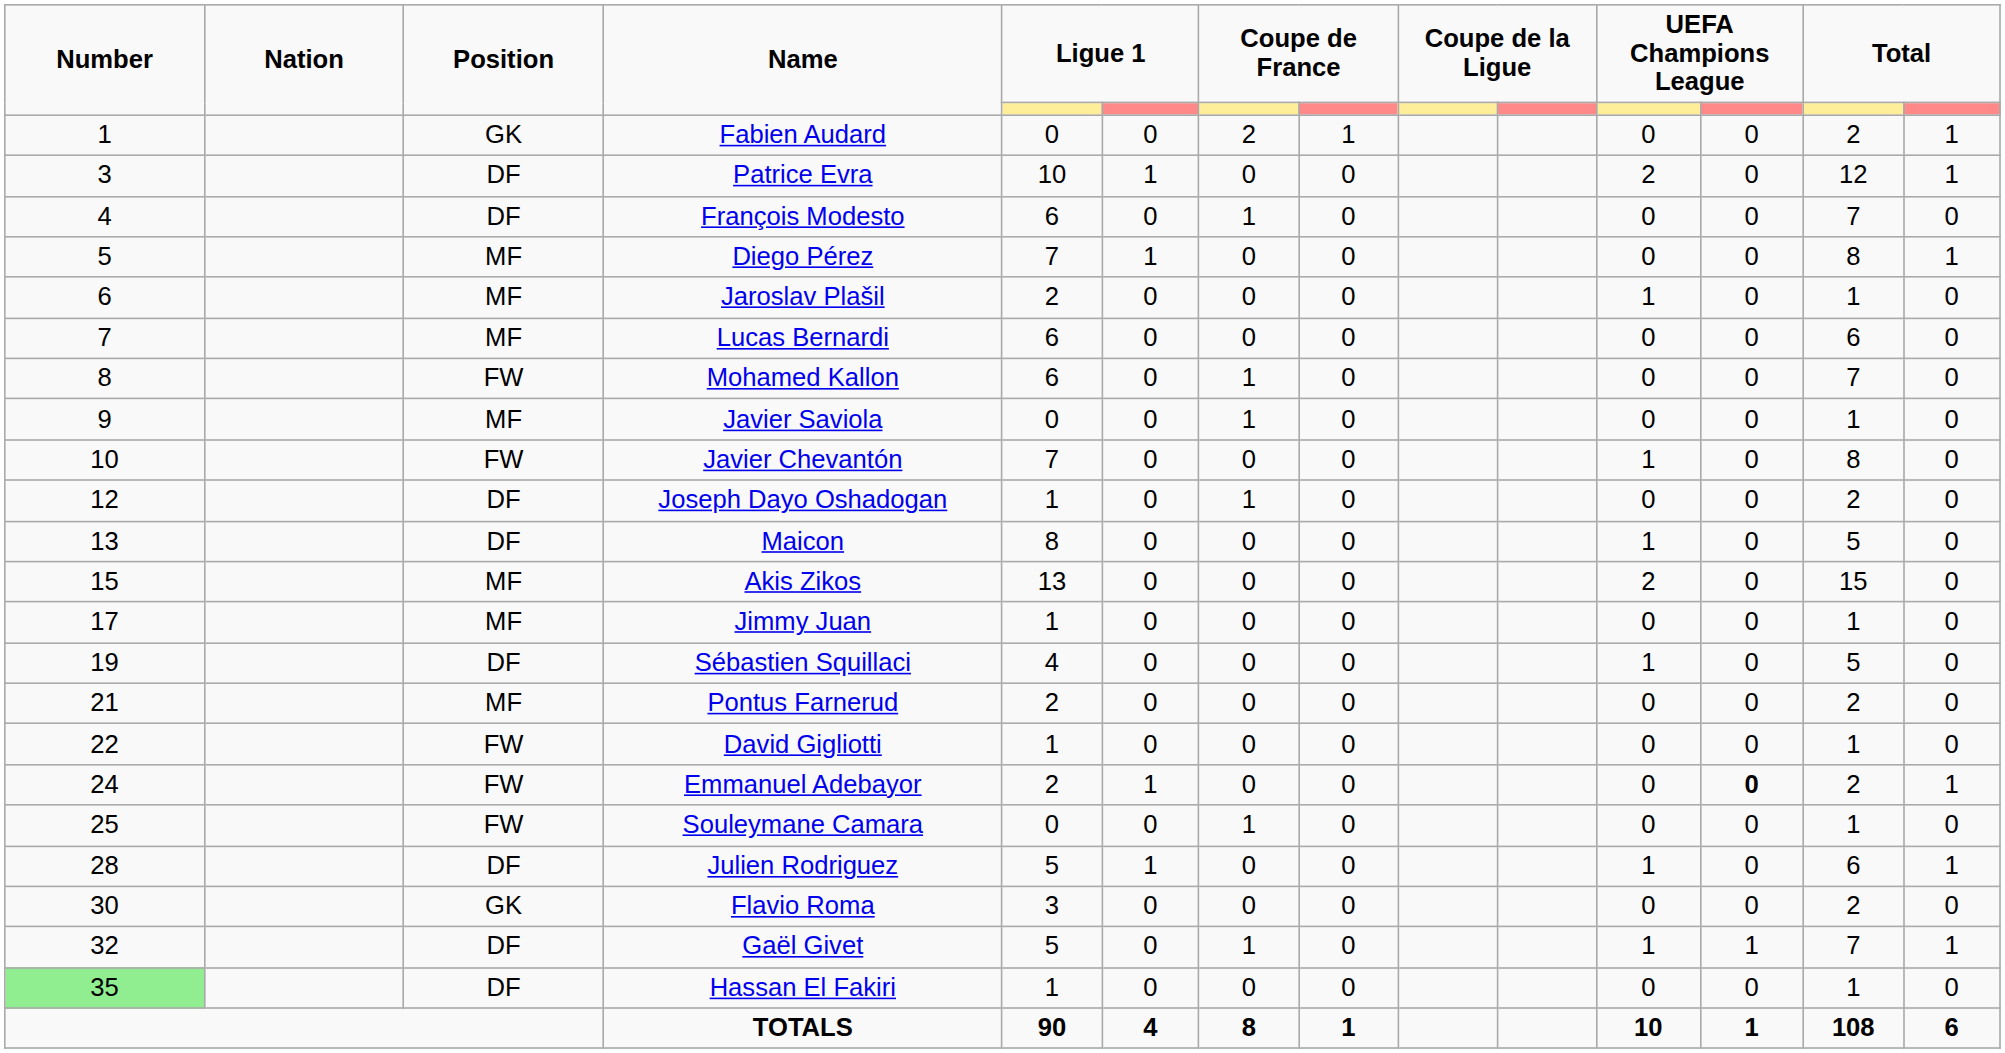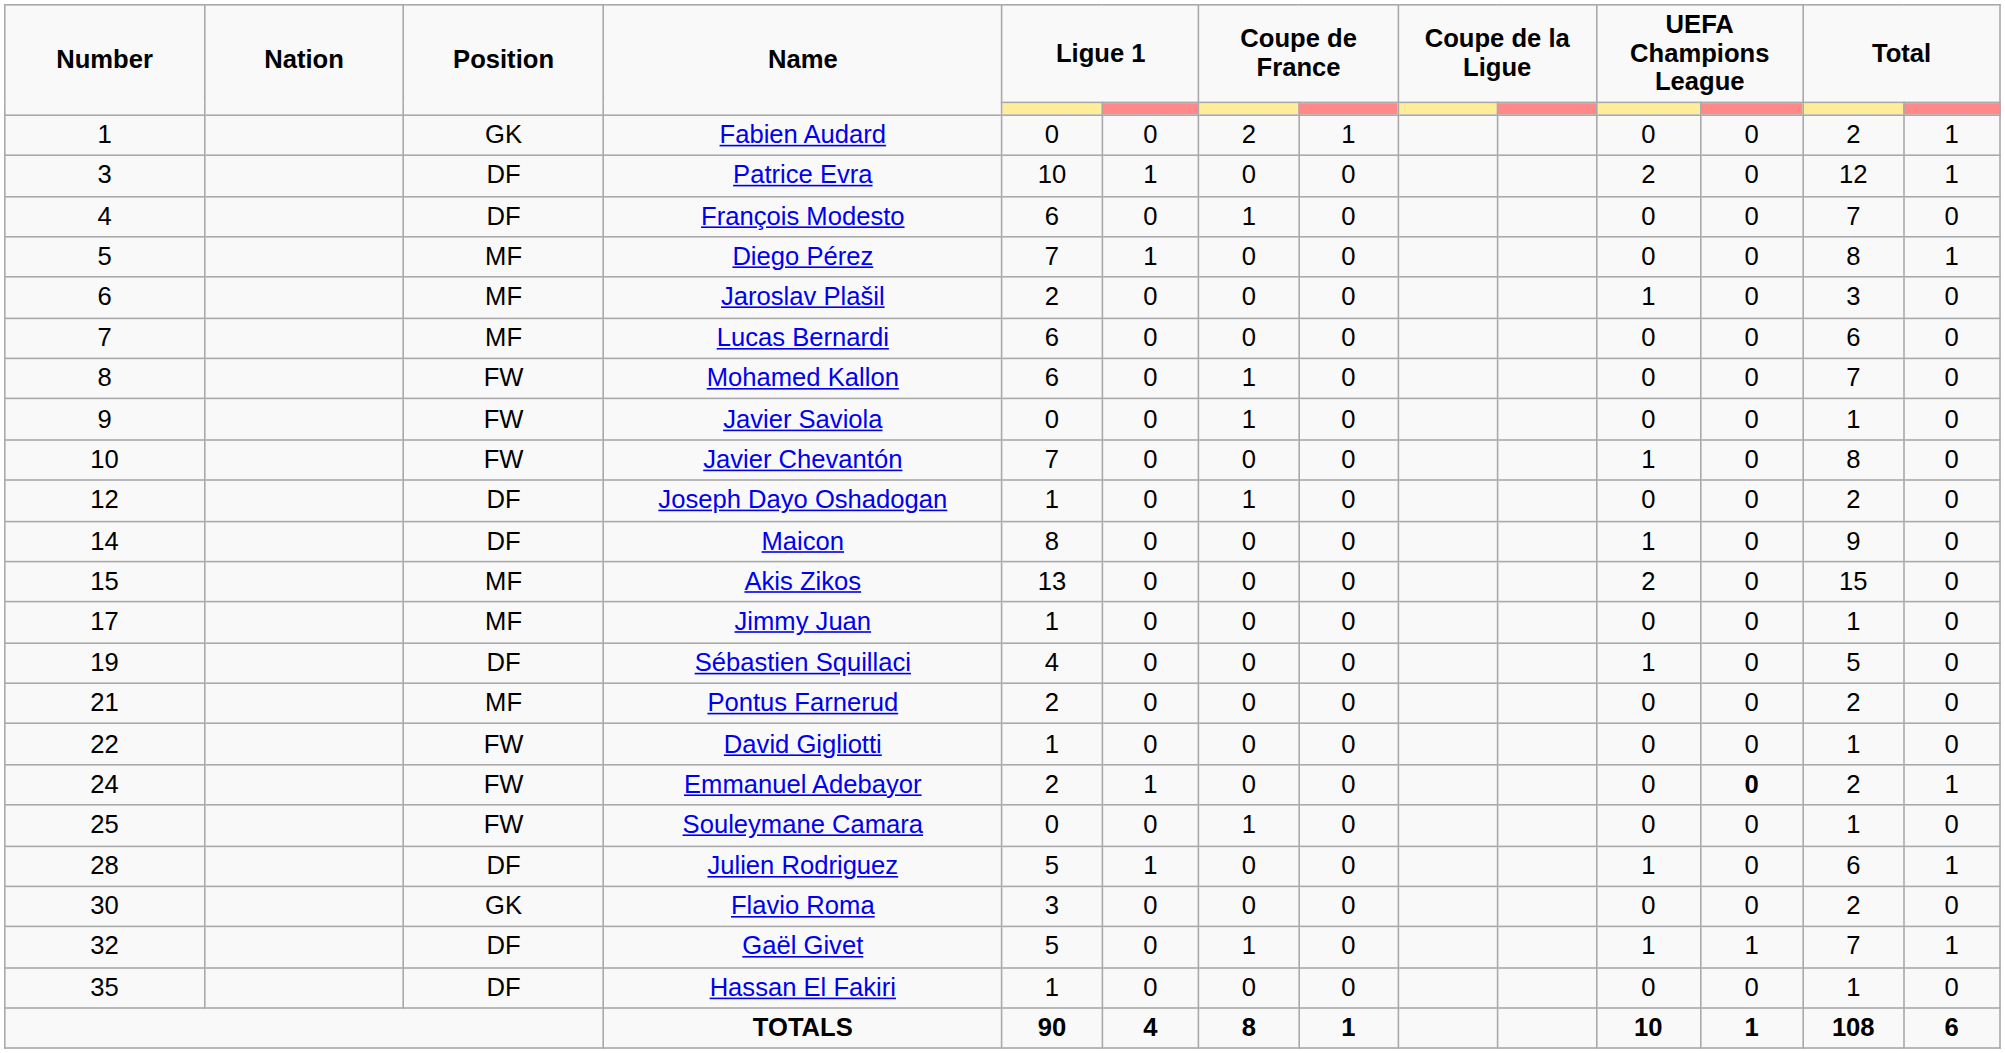(1853, 297) 1 -> (1853, 297) 3
(504, 418) MF -> (504, 418) FW
(105, 540) 13 -> (105, 540) 14
(1853, 540) 5 -> (1853, 540) 9
(105, 987) lightgreen background -> (105, 987) no background
